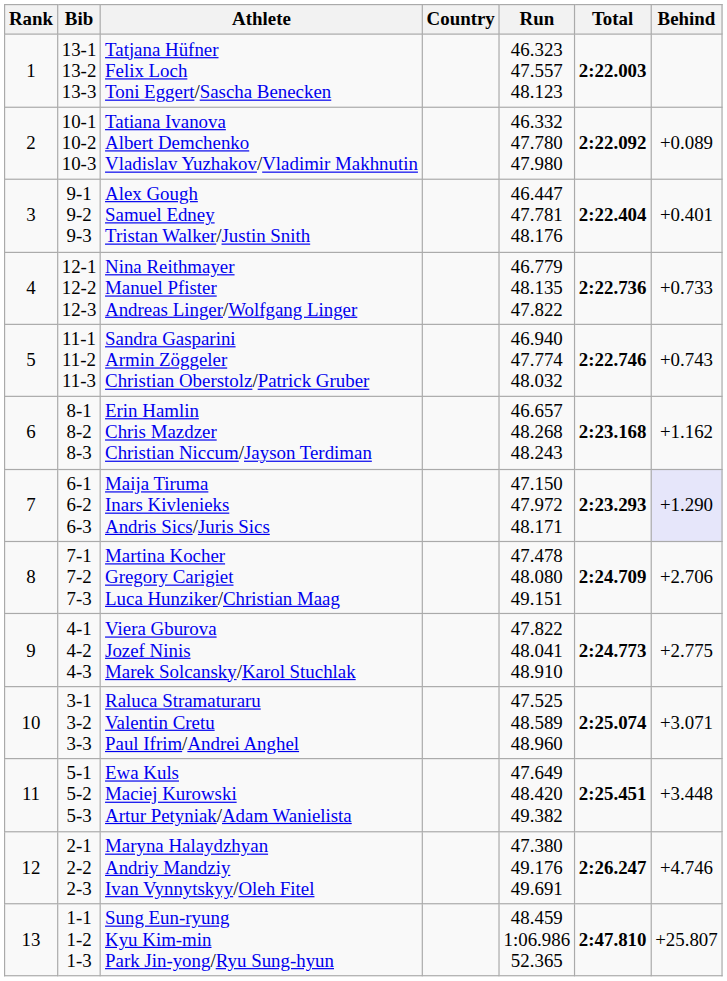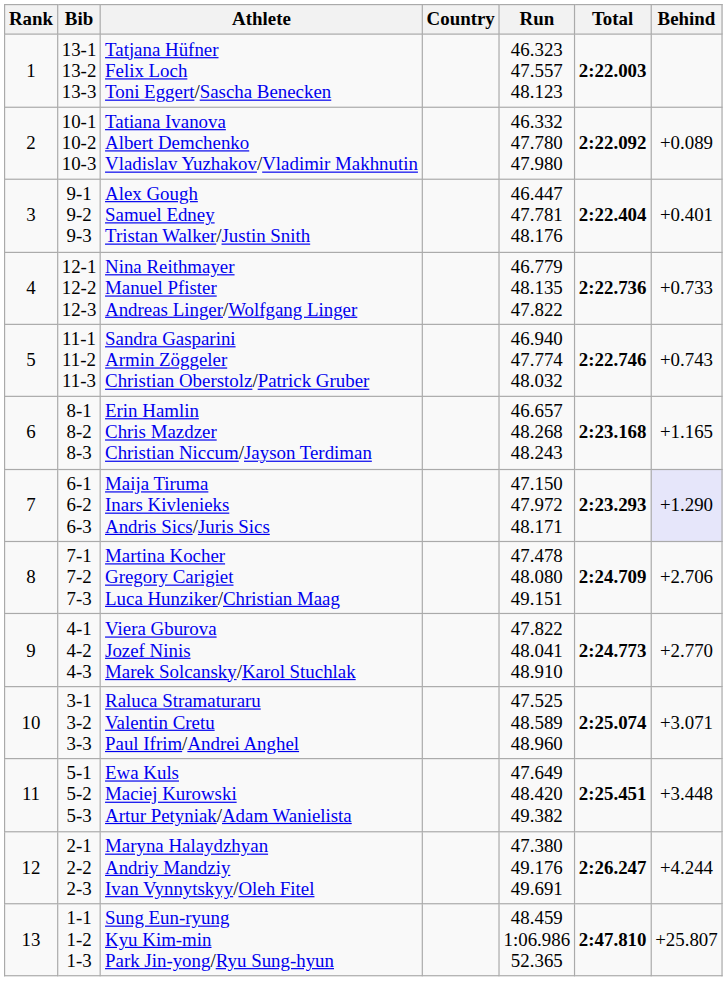(686, 432) +1.162 -> (686, 432) +1.165
(686, 650) +2.775 -> (686, 650) +2.770
(686, 867) +4.746 -> (686, 867) +4.244
